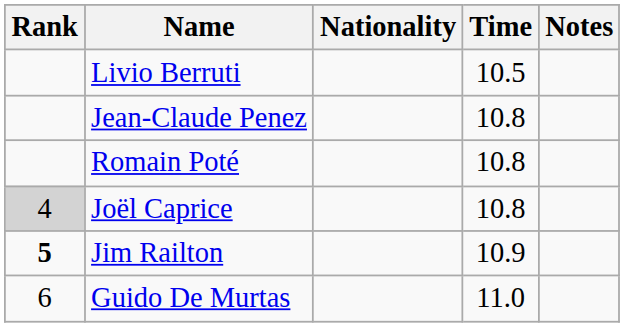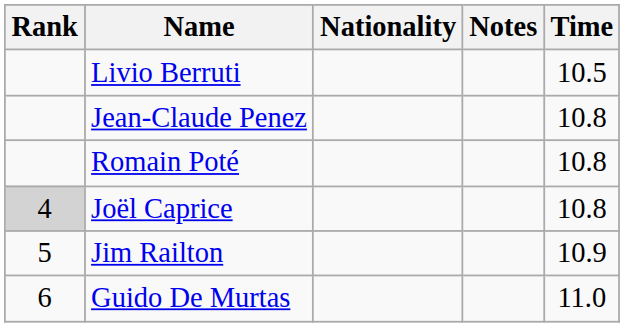columns swapped: (501, 27) <-> (579, 27)
(45, 252) bold -> (45, 252) normal
